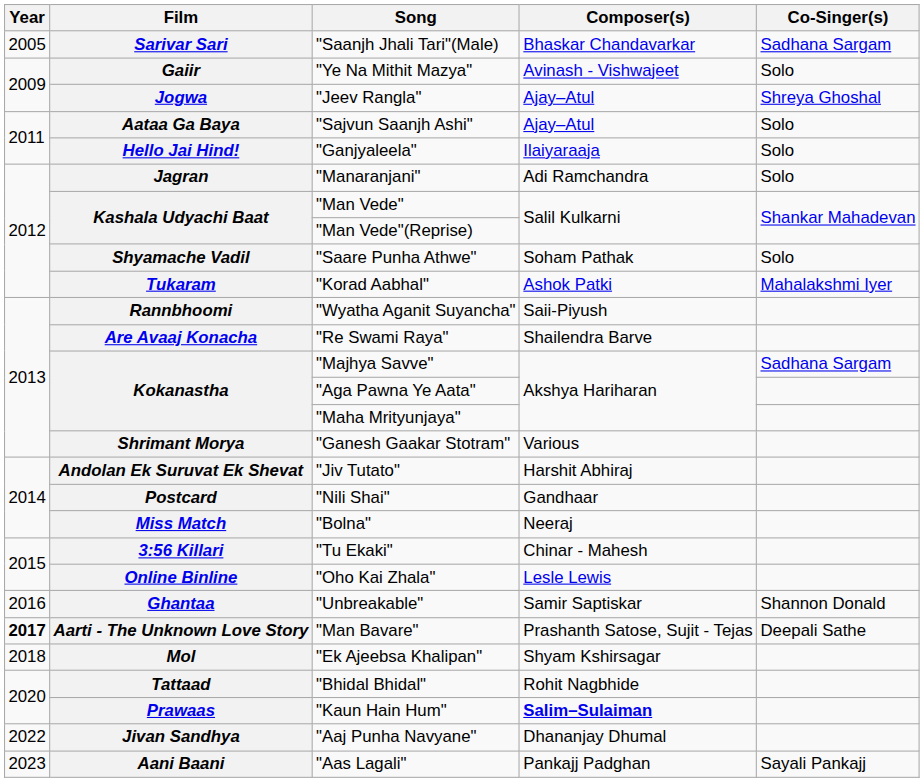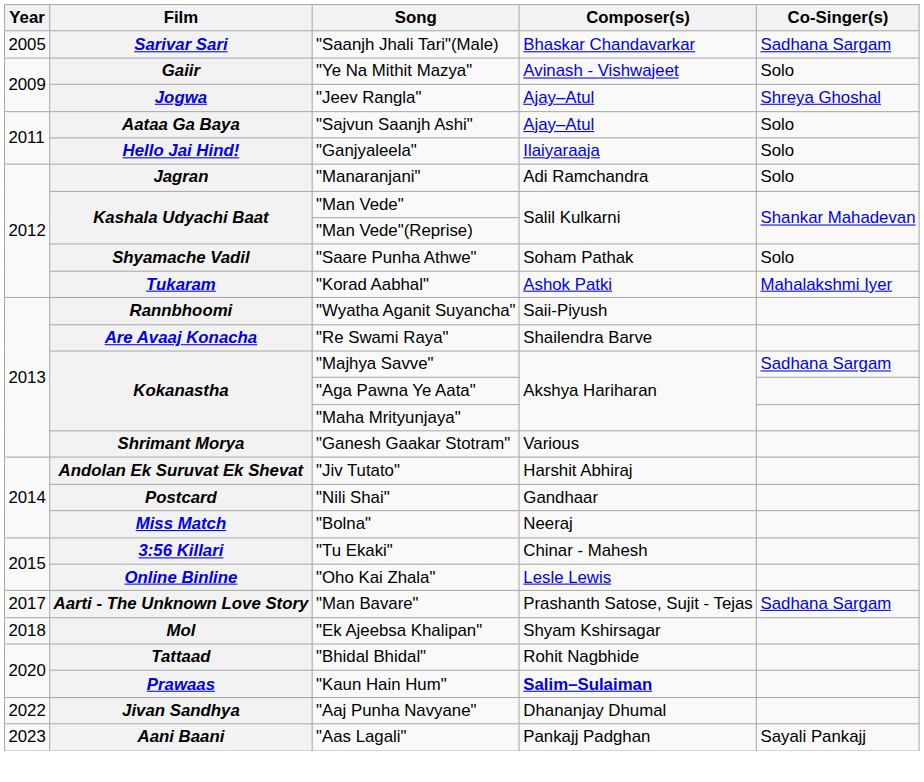- row: (370, 603)
(27, 630) bold -> (27, 603) normal
(813, 630) Deepali Sathe -> (826, 603) Sadhana Sargam
